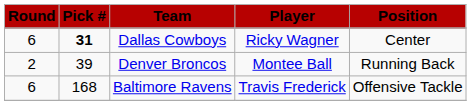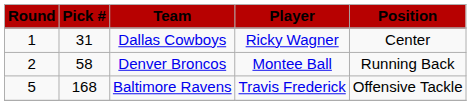(32, 40) 6 -> (32, 40) 1
(84, 40) bold -> (84, 40) normal
(84, 64) 39 -> (84, 64) 58
(32, 87) 6 -> (32, 87) 5
